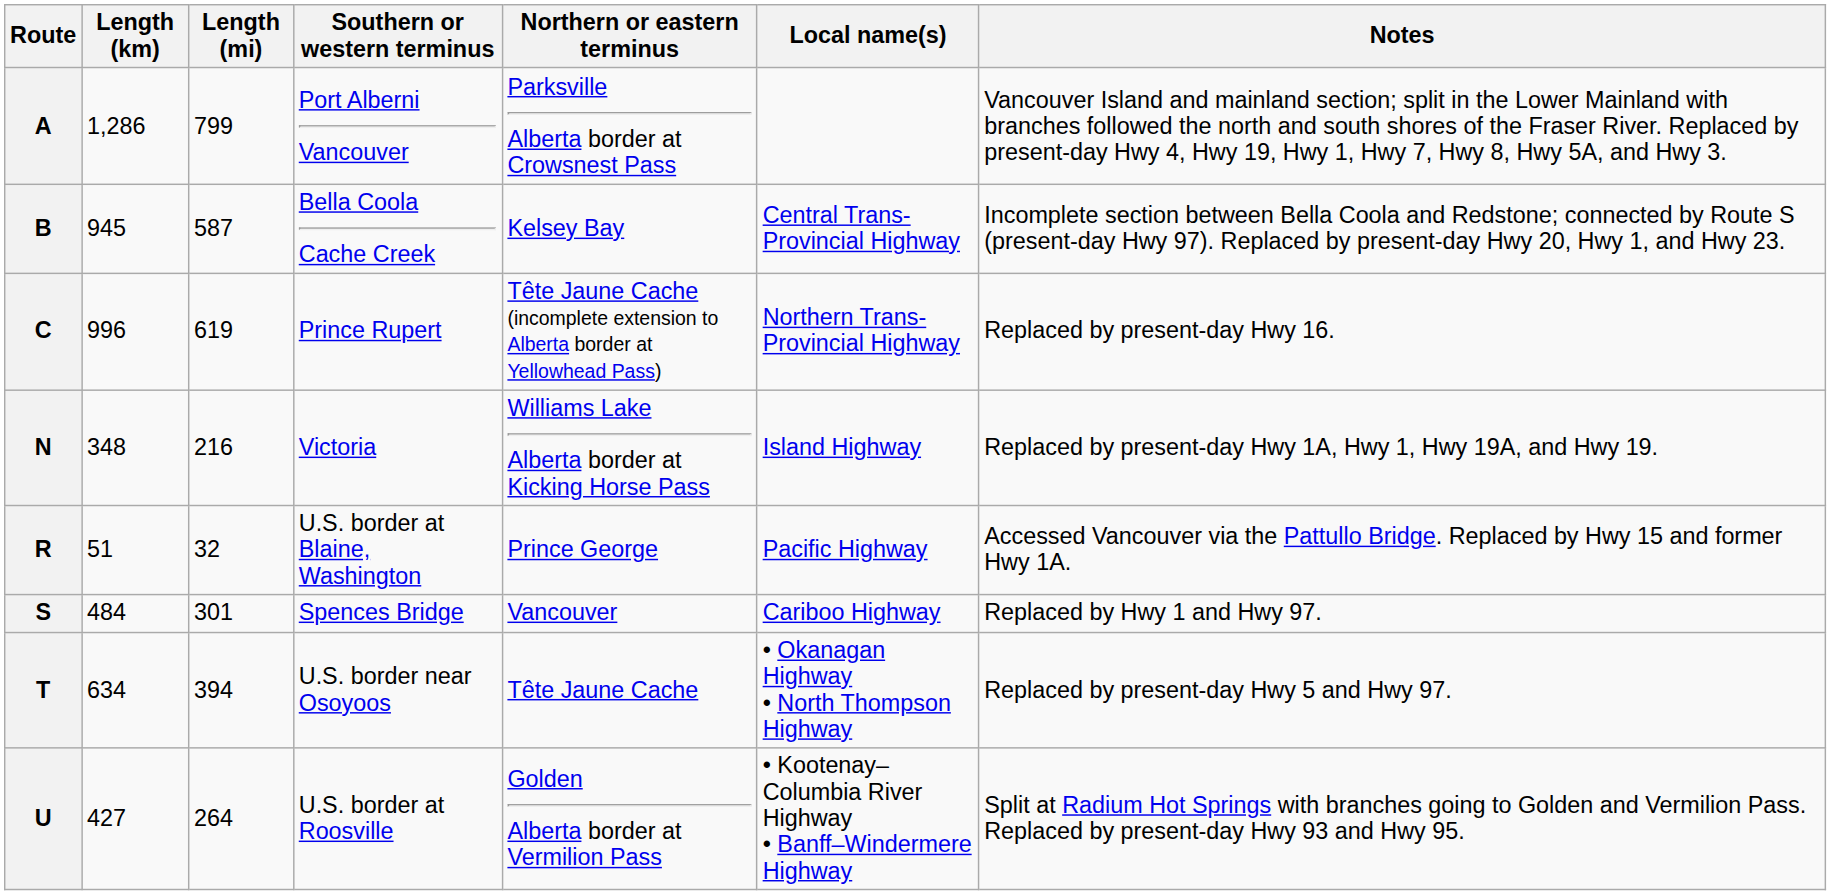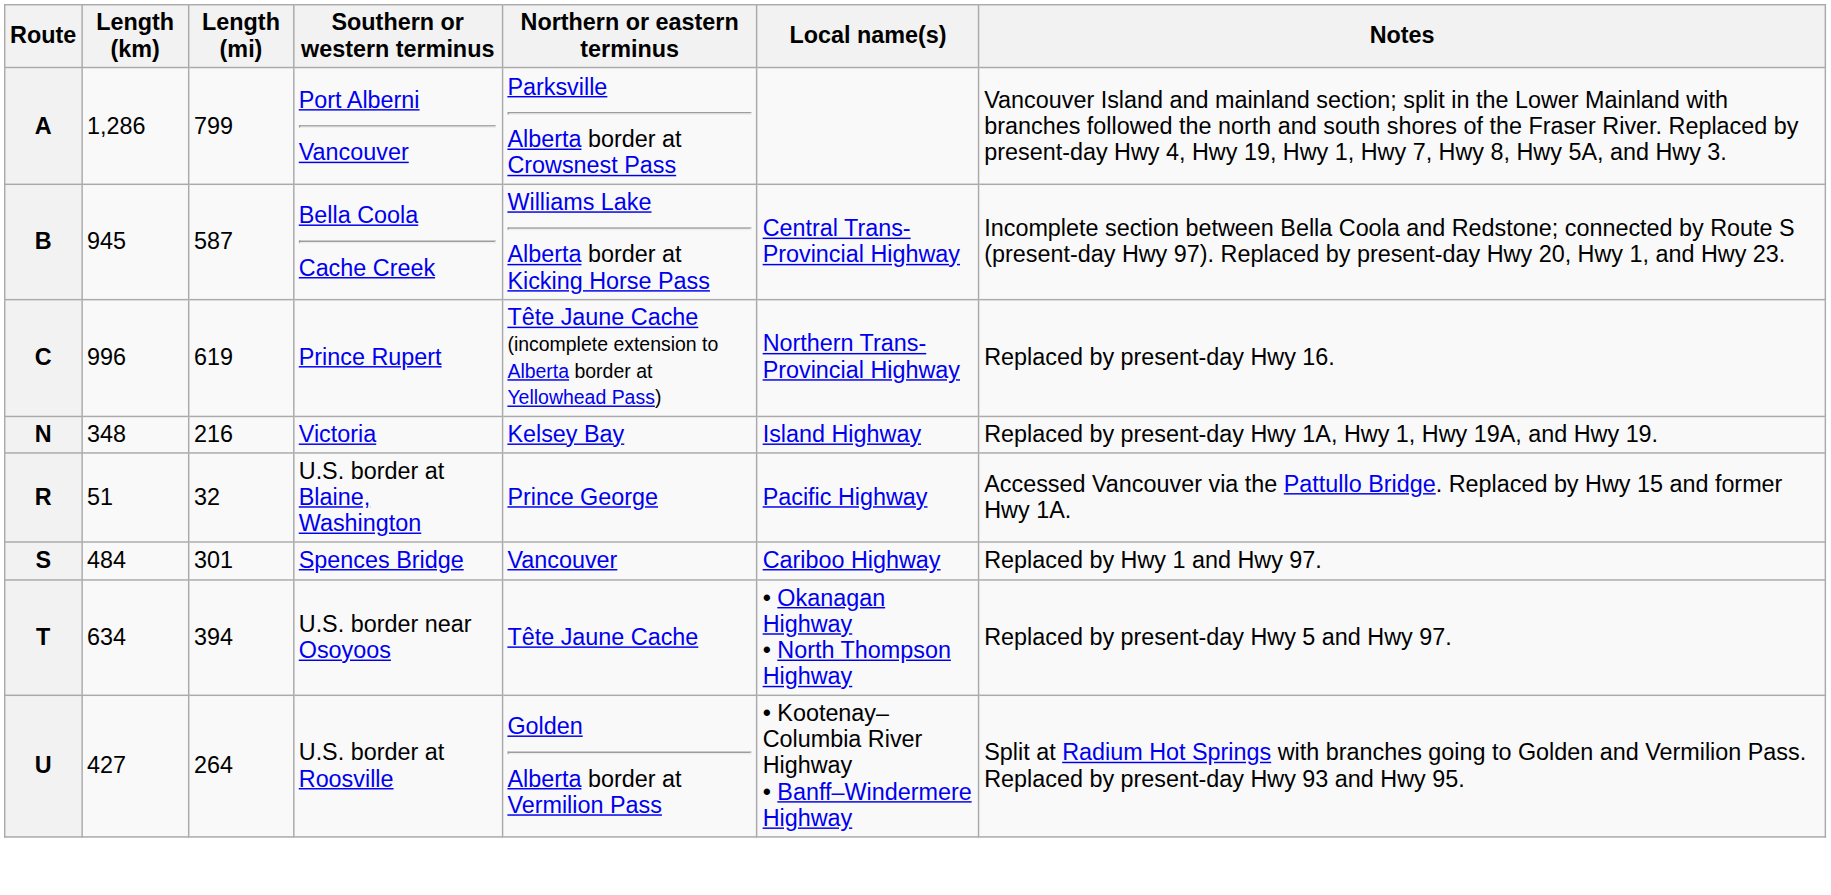(566, 228) Kelsey Bay -> (630, 241) Williams Lake Alberta border at Kicking Horse Pass
(630, 447) Williams Lake Alberta border at Kicking Horse Pass -> (566, 434) Kelsey Bay
